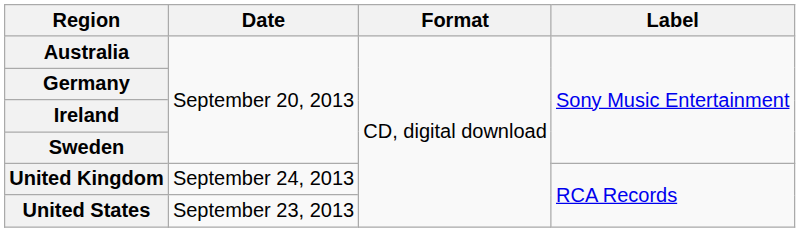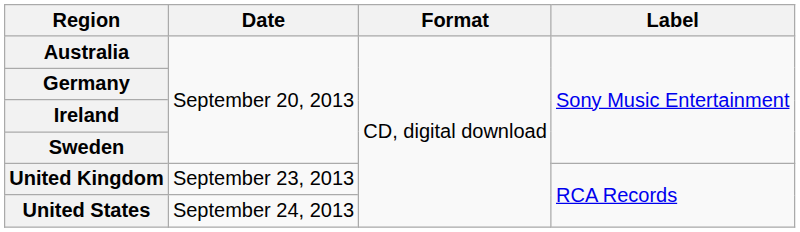(264, 178) September 24, 2013 -> (264, 178) September 23, 2013
(264, 210) September 23, 2013 -> (264, 210) September 24, 2013
